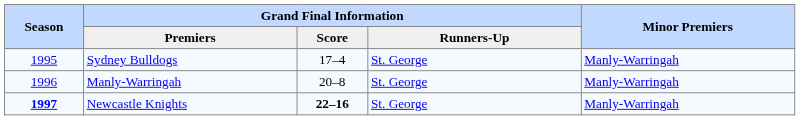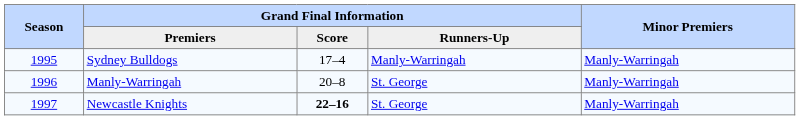(399, 59) St. George -> (418, 59) Manly-Warringah
(44, 103) bold -> (44, 103) normal
